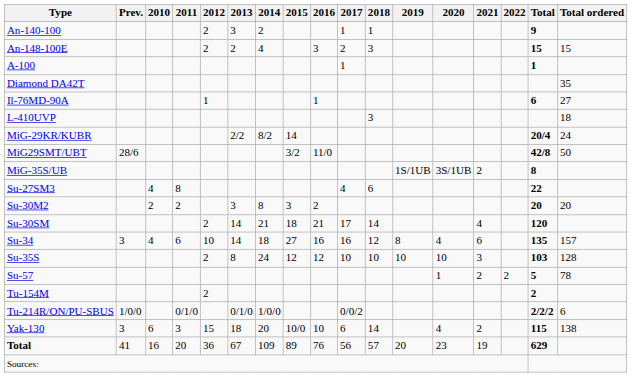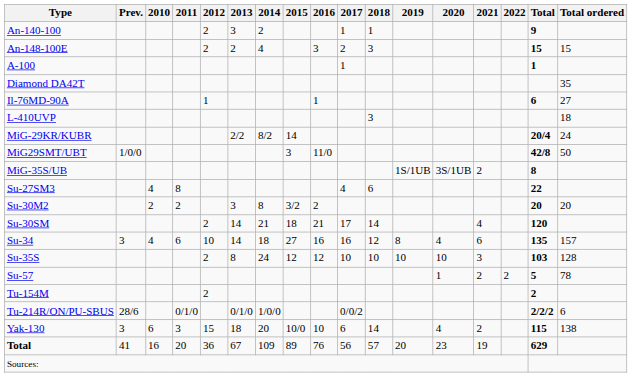(129, 153) 28/6 -> (130, 153) 1/0/0
(293, 153) 3/2 -> (288, 153) 3
(288, 205) 3 -> (293, 205) 3/2
(130, 310) 1/0/0 -> (129, 310) 28/6
